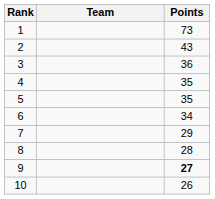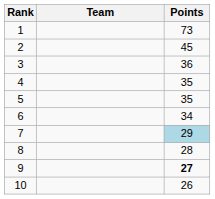(187, 47) 43 -> (187, 47) 45
(187, 133) no background -> (187, 133) lightblue background
